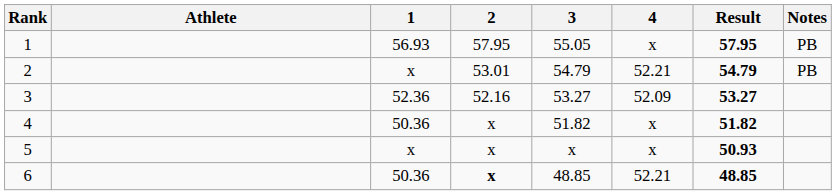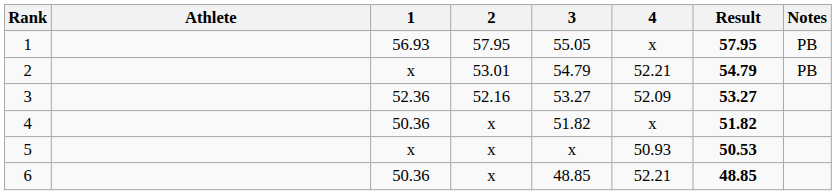(652, 149) x -> (652, 149) 50.93
(738, 149) 50.93 -> (738, 149) 50.53
(491, 176) bold -> (491, 176) normal
